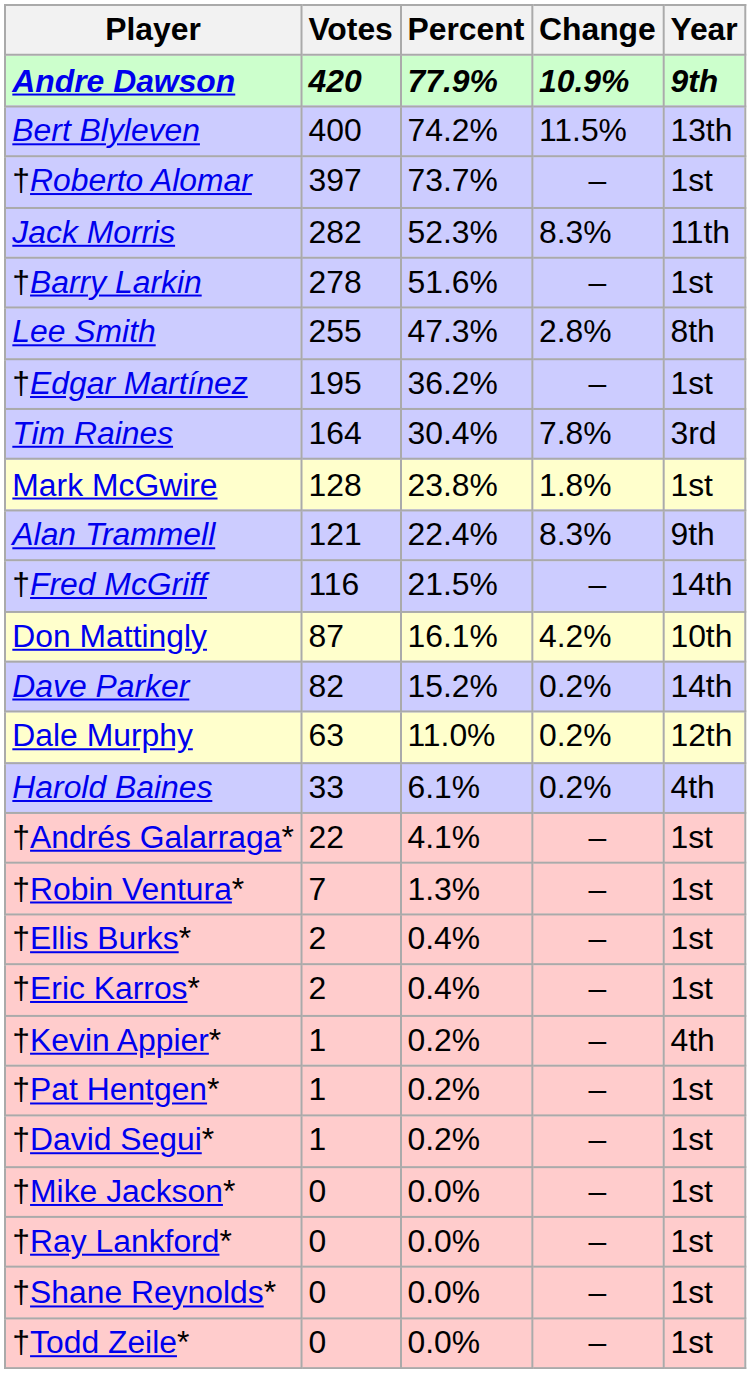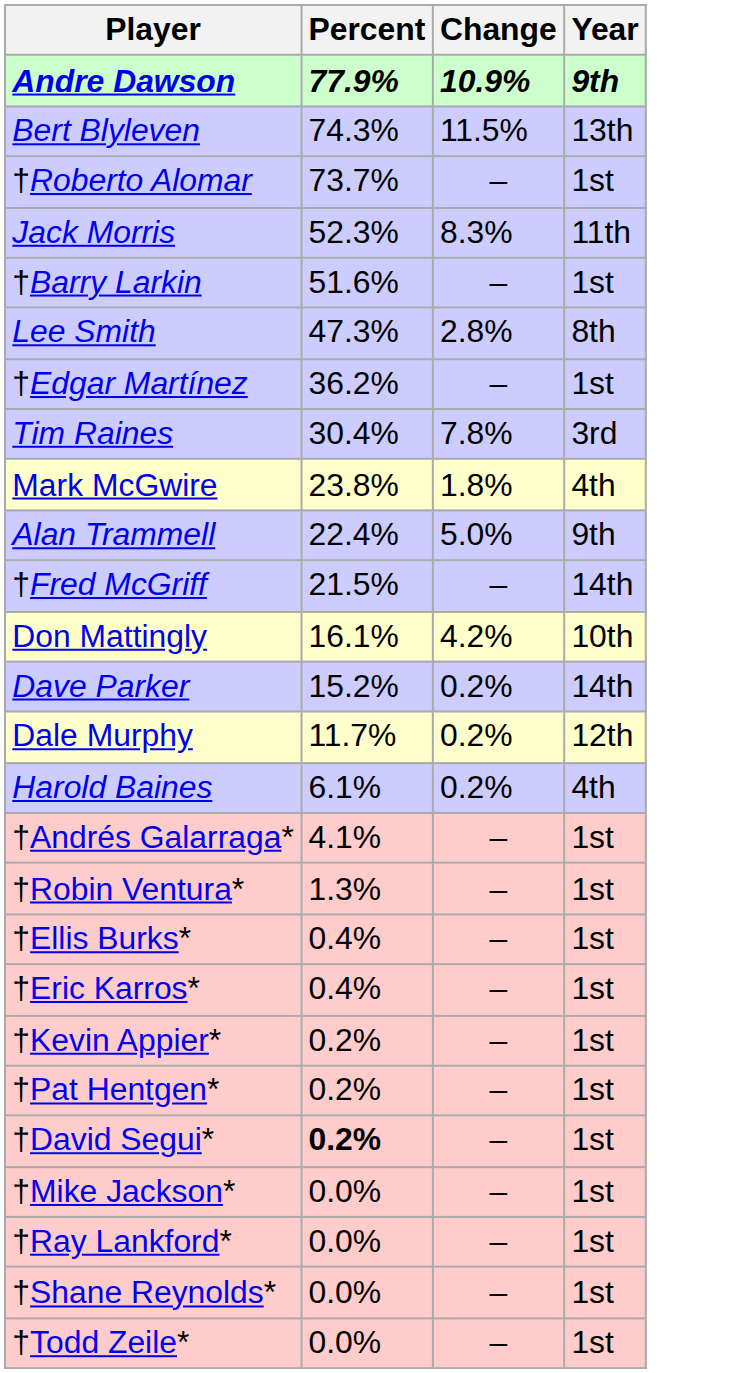- column: (351, 29)
(453, 130) 74.2% -> (354, 130) 74.3%
(692, 484) 1st -> (594, 484) 4th
(575, 534) 8.3% -> (476, 534) 5.0%
(451, 736) 11.0% -> (352, 736) 11.7%
(693, 1039) 4th -> (593, 1039) 1st
(444, 1140) normal -> (345, 1140) bold
